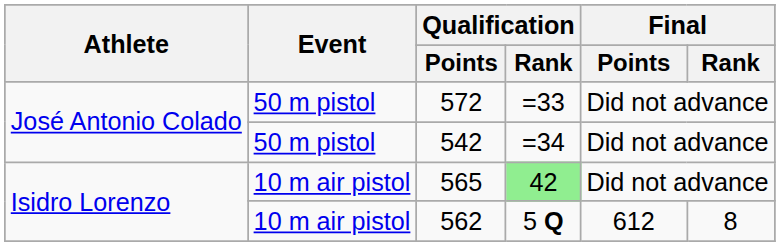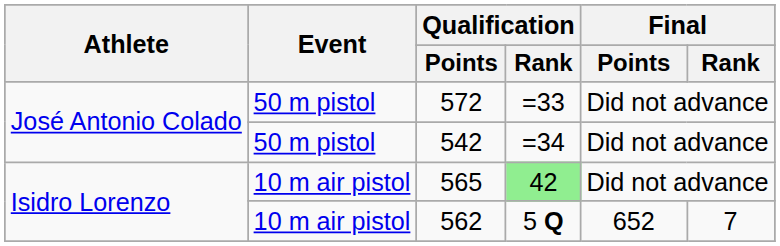(634, 222) 612 -> (634, 222) 652
(731, 222) 8 -> (731, 222) 7
